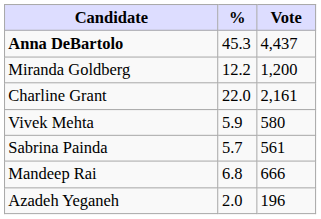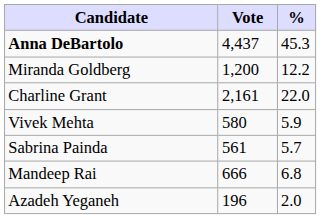columns swapped: (286, 17) <-> (237, 17)
